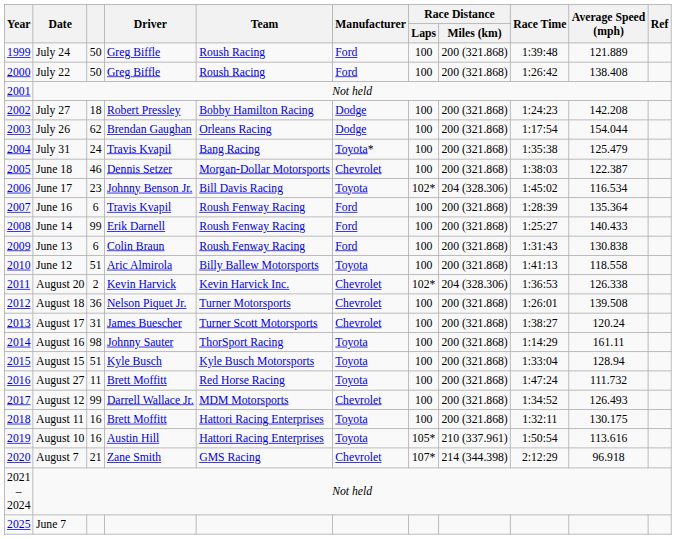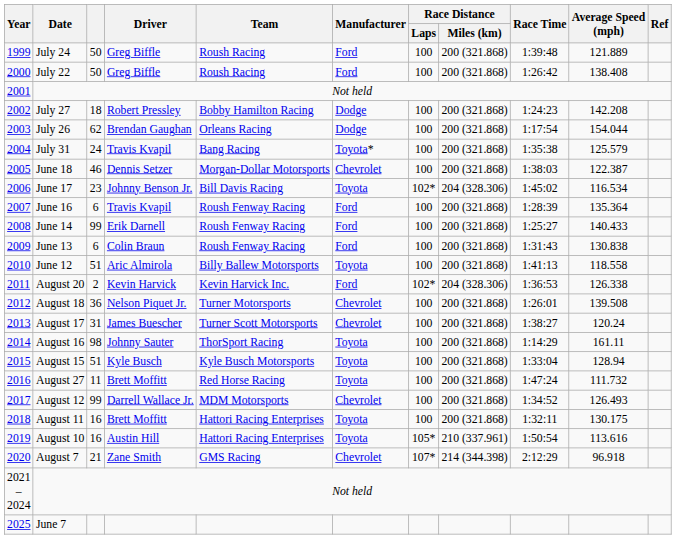(609, 149) 125.479 -> (609, 149) 125.579
(358, 284) Chevrolet -> (346, 284) Ford
